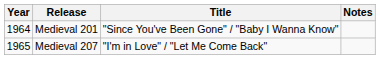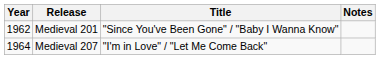(19, 29) 1964 -> (19, 29) 1962
(19, 46) 1965 -> (19, 46) 1964
